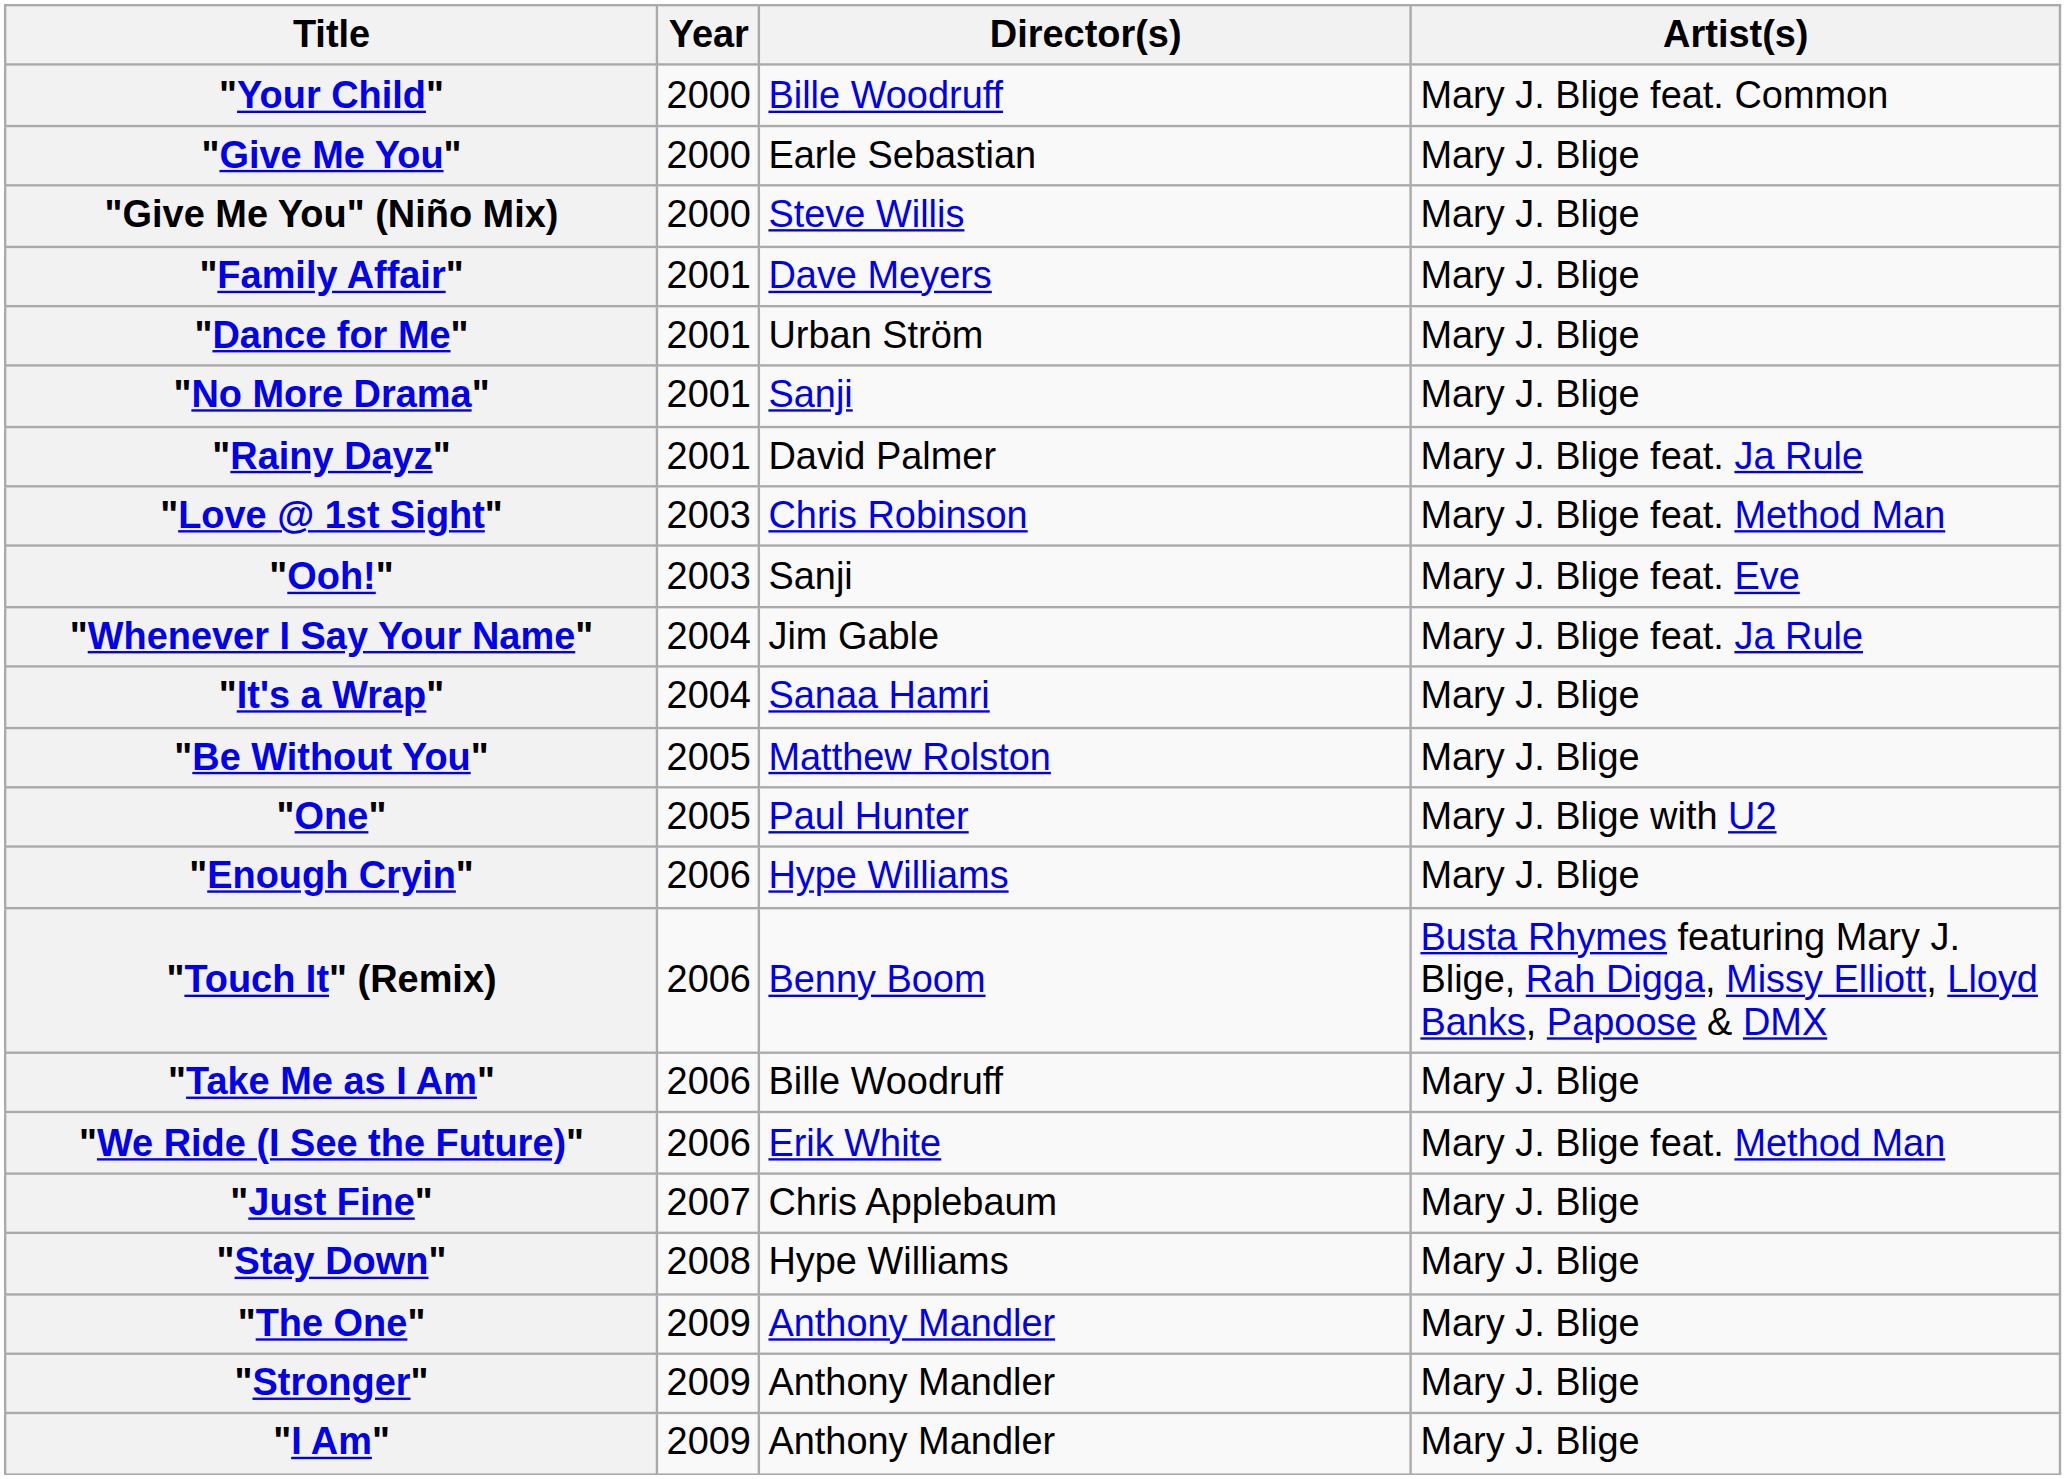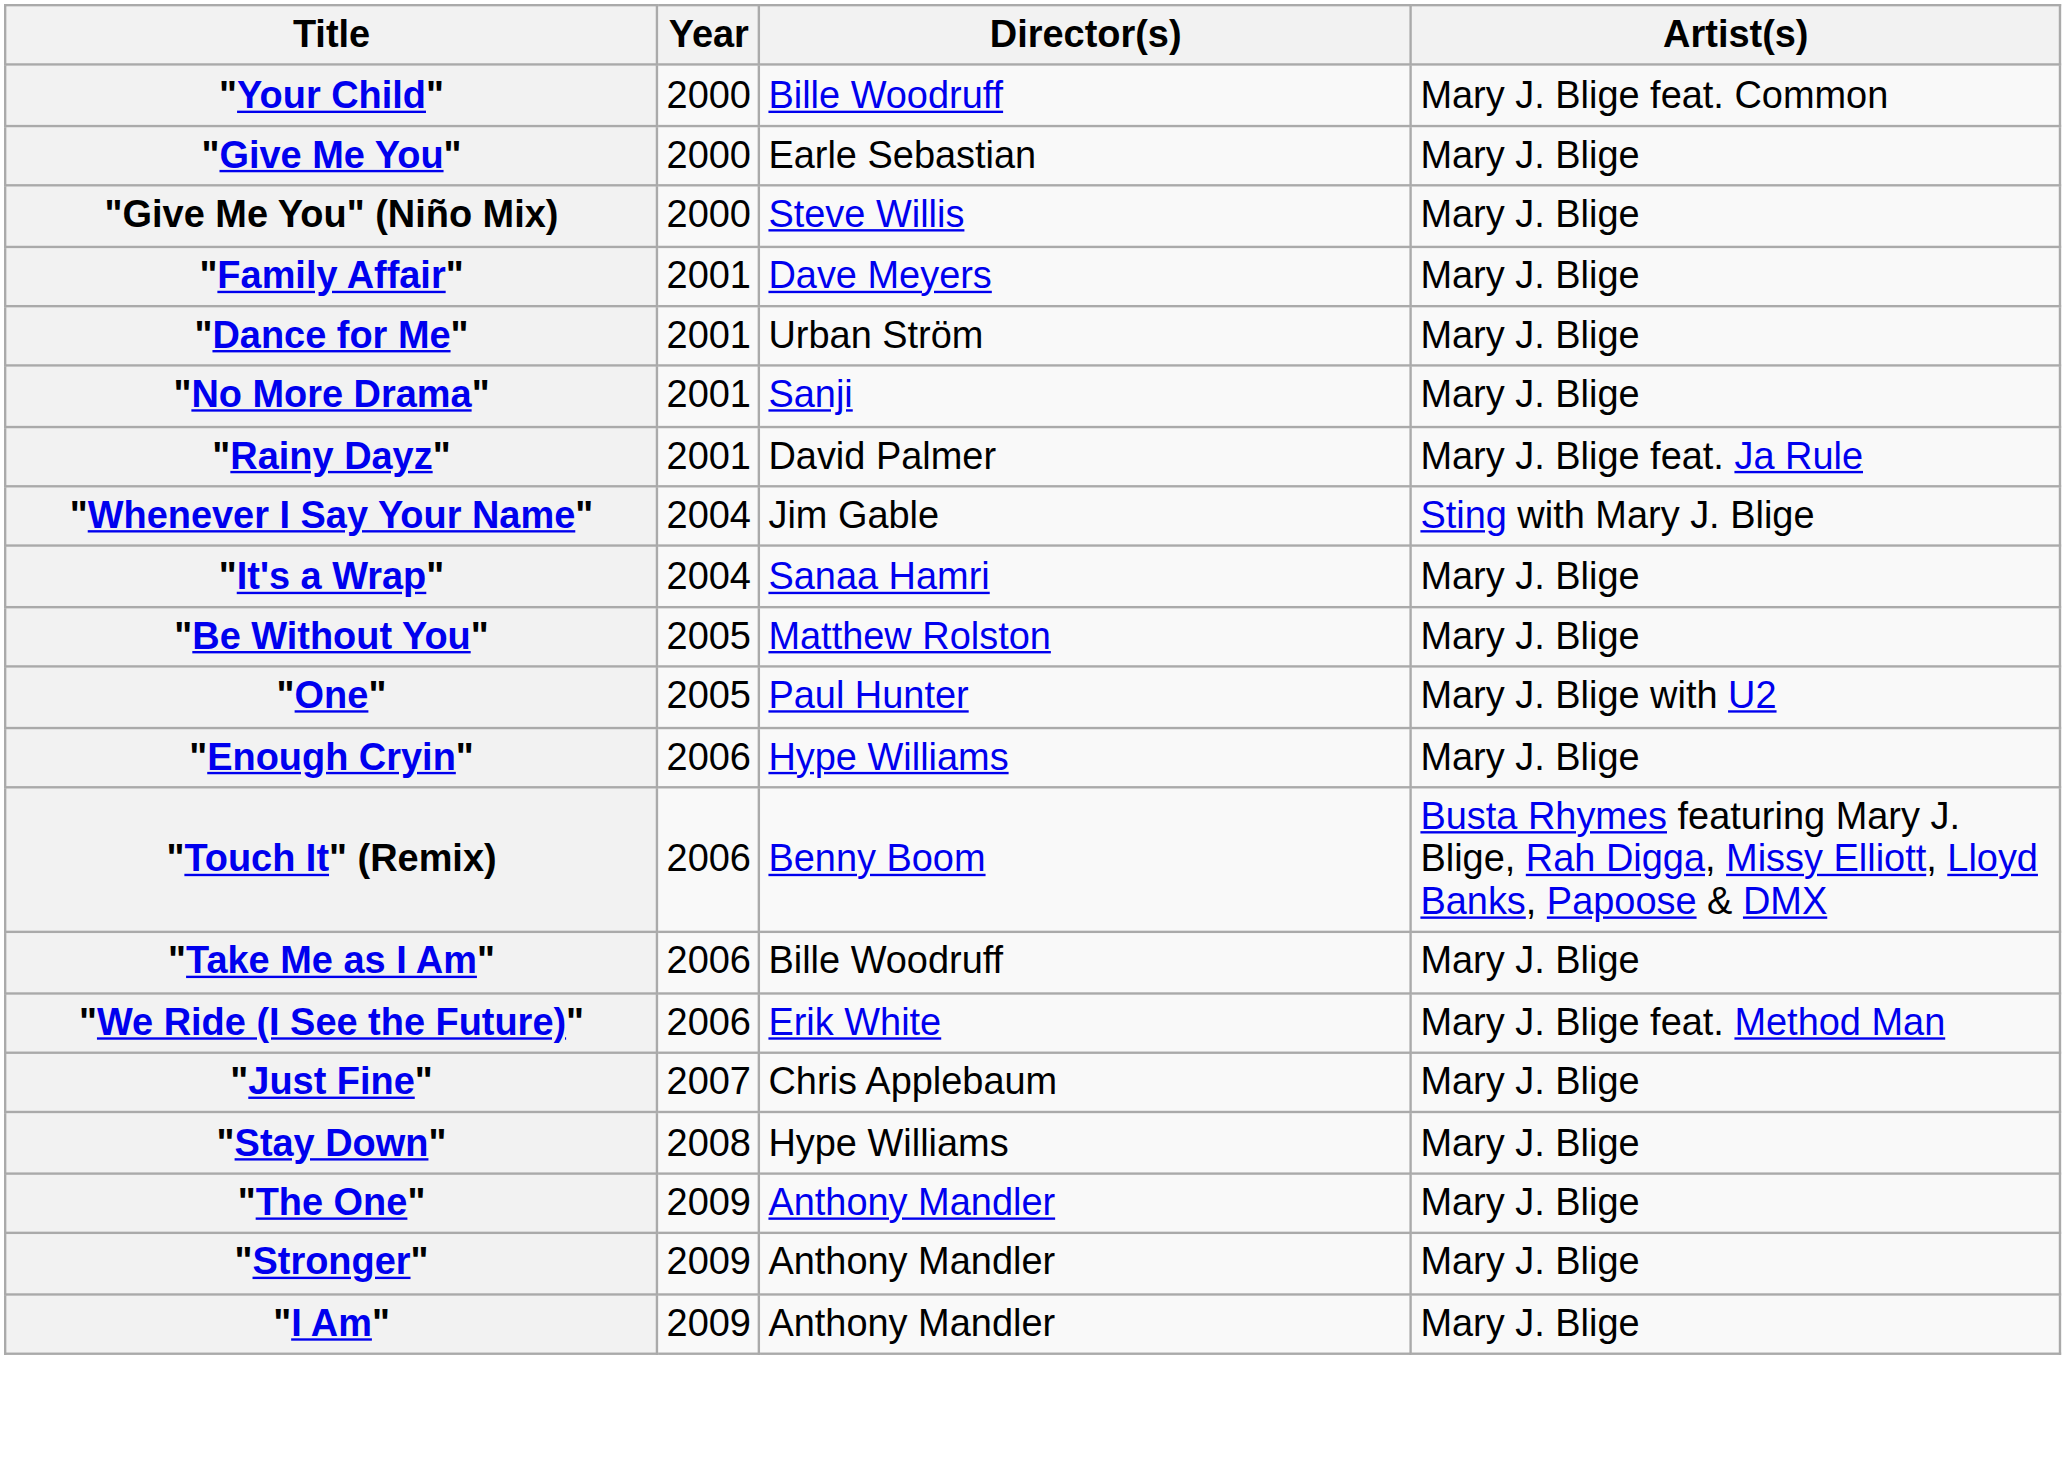- row: (332, 515)
- row: (332, 575)
(1642, 635) Mary J. Blige feat. Ja Rule -> (1617, 515) Sting with Mary J. Blige
